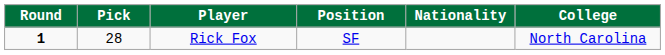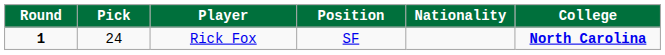(114, 39) 28 -> (114, 39) 24
(588, 39) normal -> (588, 39) bold
